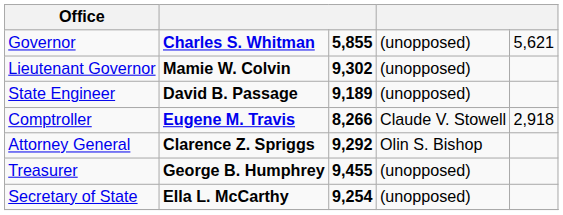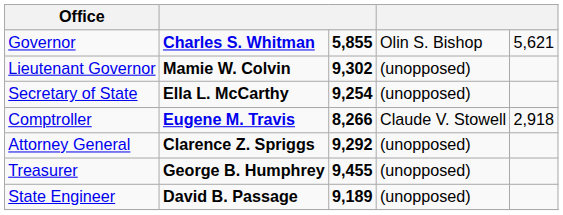(425, 42) (unopposed) -> (431, 42) Olin S. Bishop
rows swapped: (73, 196) <-> (62, 94)
(431, 145) Olin S. Bishop -> (425, 145) (unopposed)
